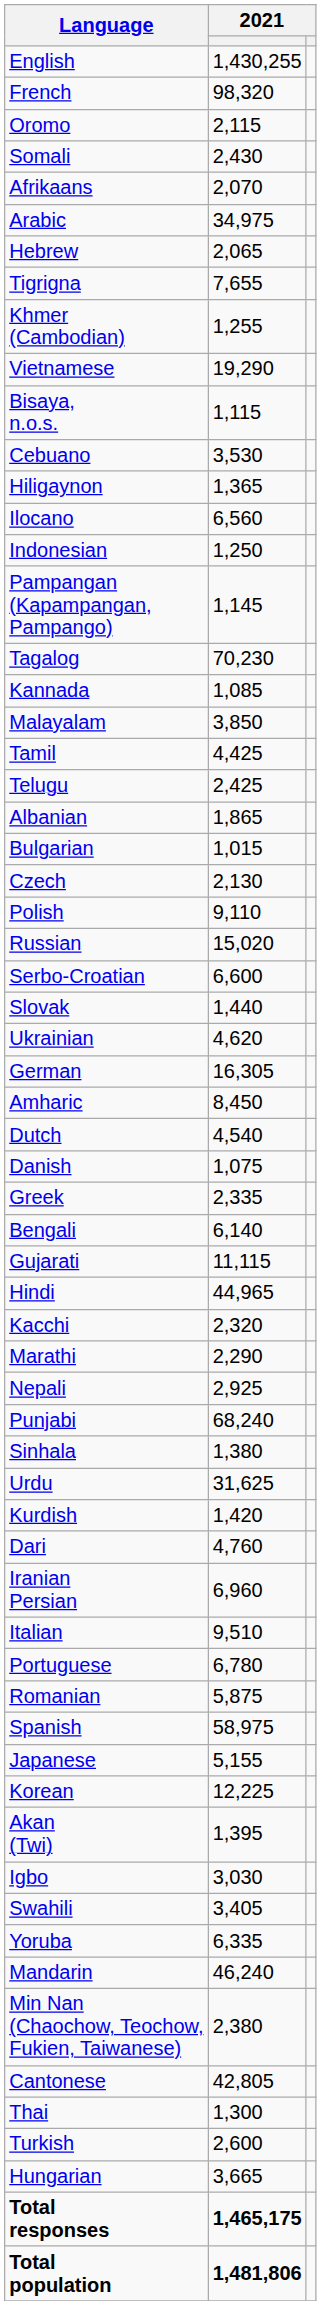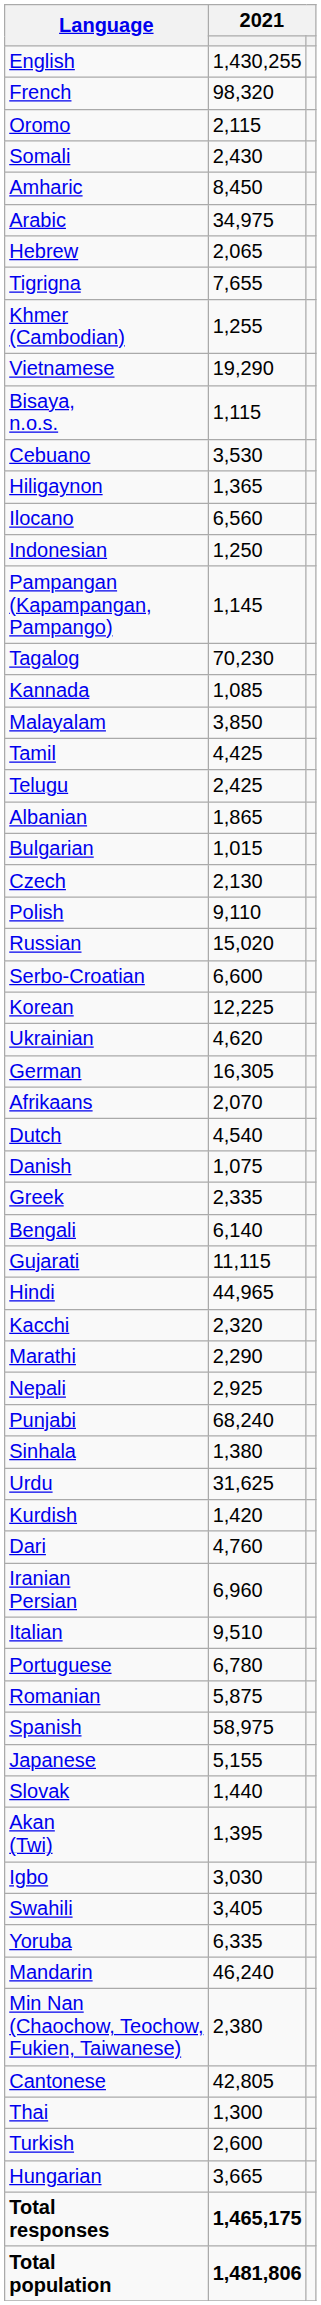rows swapped: (46, 1102) <-> (51, 188)
rows swapped: (39, 1007) <-> (41, 1791)
